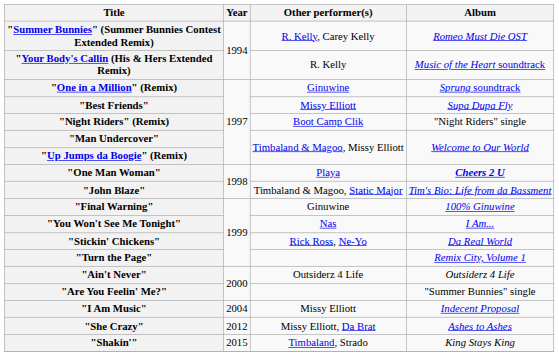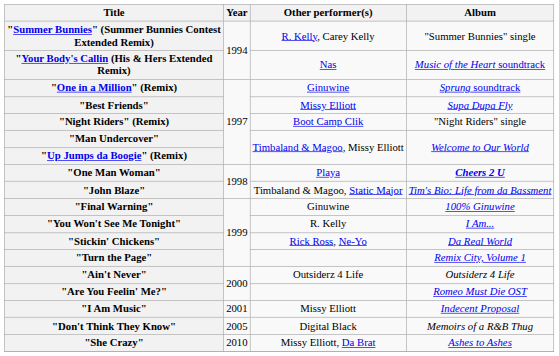(480, 36) Romeo Must Die OST -> (480, 36) "Summer Bunnies" single
(328, 65) R. Kelly -> (328, 65) Nas
(328, 224) Nas -> (328, 224) R. Kelly
(480, 292) "Summer Bunnies" single -> (480, 292) Romeo Must Die OST
(237, 309) 2004 -> (237, 309) 2001
+ row: (114, 326)
(237, 326) 2012 -> (237, 343) 2010
- row: (114, 343)
